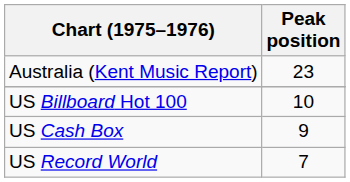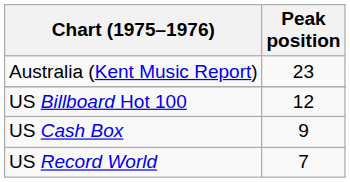(303, 101) 10 -> (303, 101) 12
